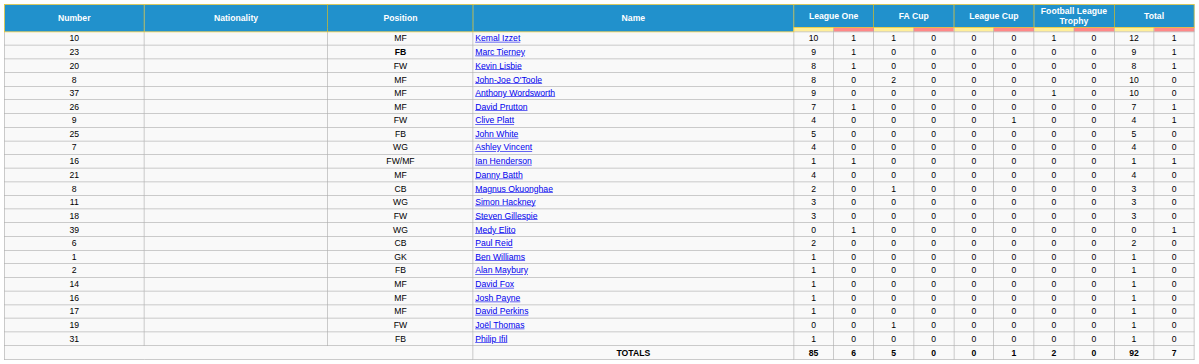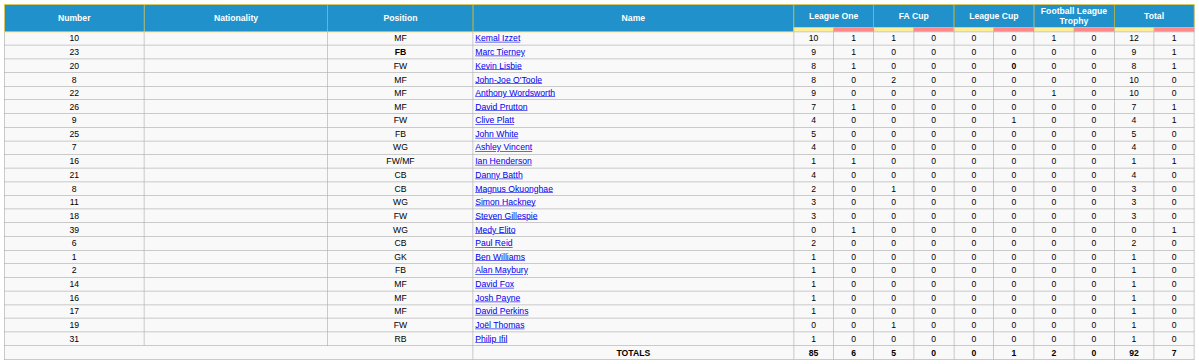(1014, 66) normal -> (1014, 66) bold
(74, 93) 37 -> (74, 93) 22
(401, 175) MF -> (401, 175) CB
(401, 339) FB -> (401, 339) RB
